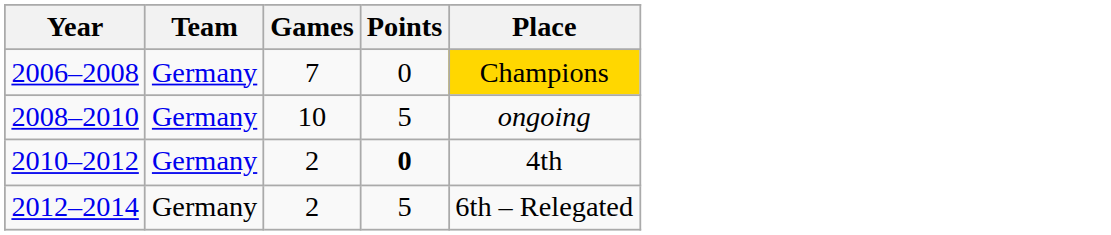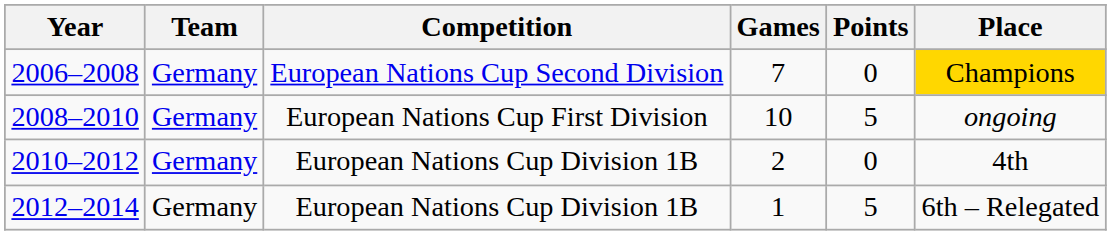+ column: (497, 26)
(405, 161) bold -> (871, 161) normal
(312, 206) 2 -> (778, 206) 1
